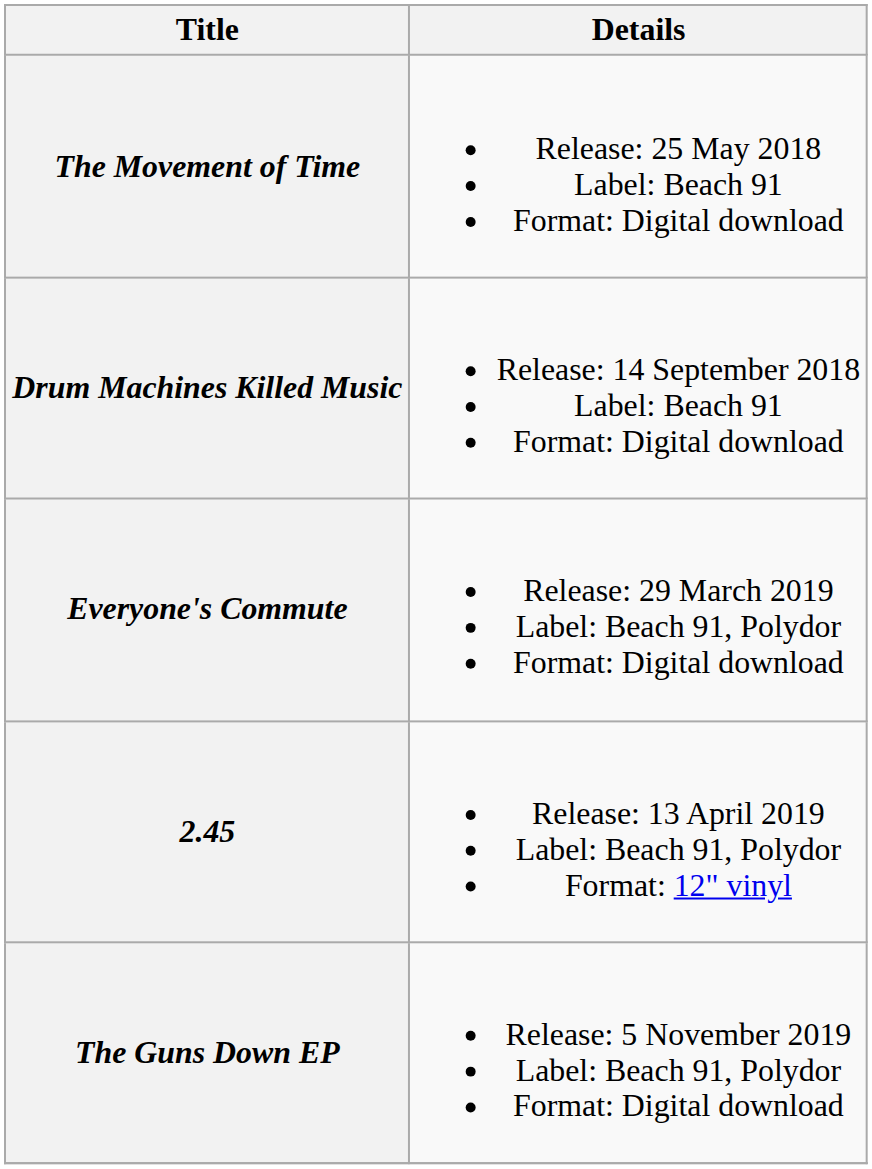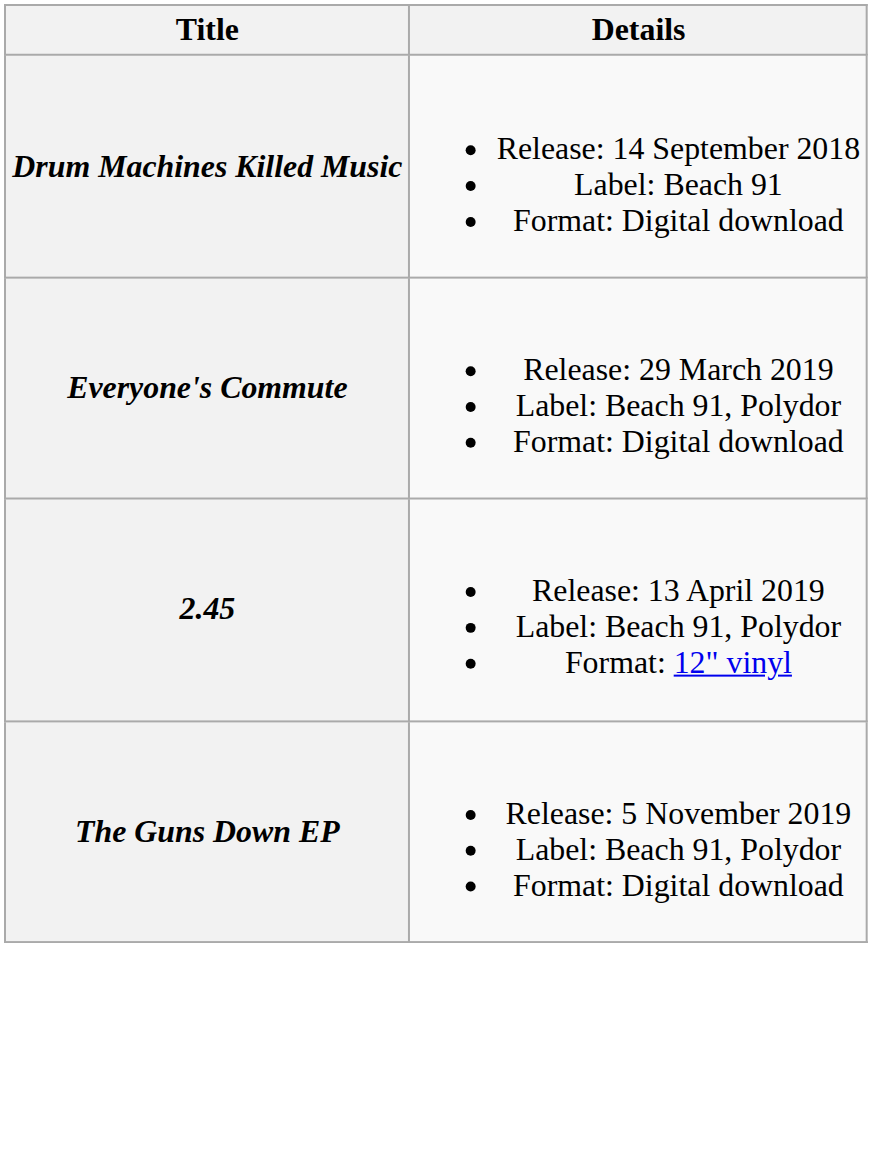- row: (207, 165)
